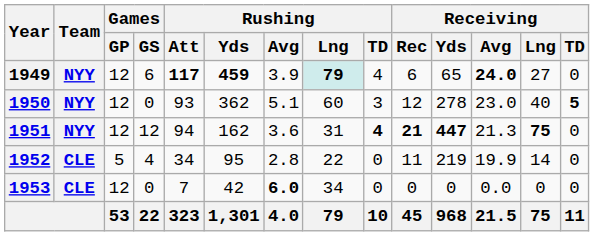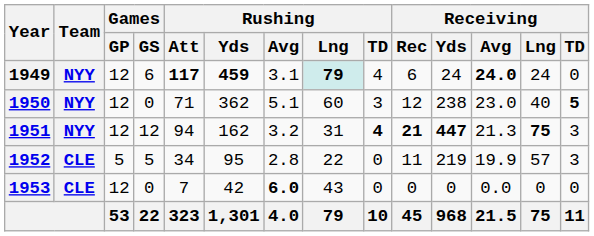(283, 75) 3.9 -> (283, 75) 3.1
(451, 75) 65 -> (451, 75) 24
(540, 75) 27 -> (540, 75) 24
(184, 103) 93 -> (184, 103) 71
(451, 103) 278 -> (451, 103) 238
(283, 131) 3.6 -> (283, 131) 3.2
(575, 131) 0 -> (575, 131) 3
(149, 160) 4 -> (149, 160) 5
(540, 160) 14 -> (540, 160) 57
(575, 160) 0 -> (575, 160) 3
(333, 188) 34 -> (333, 188) 43
